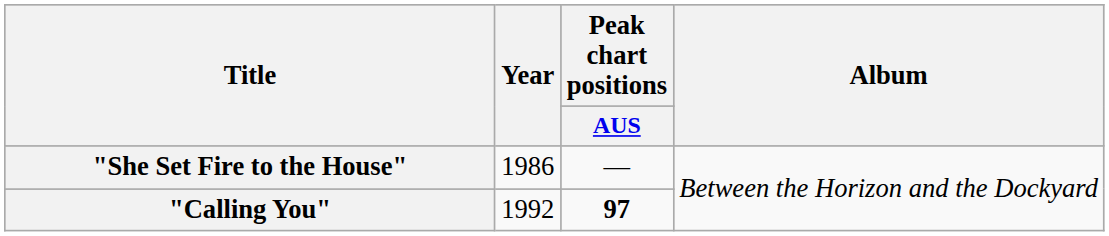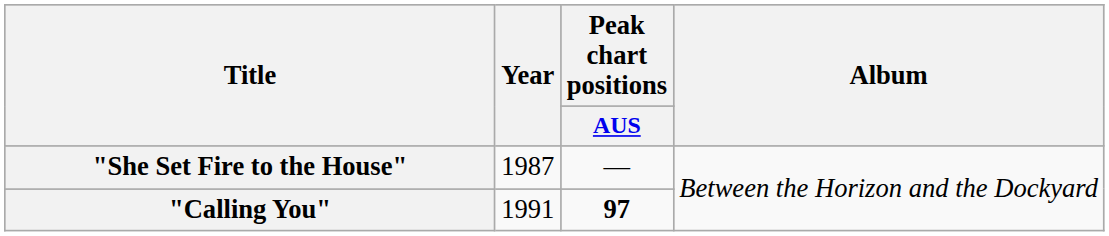(528, 166) 1986 -> (528, 166) 1987
(528, 208) 1992 -> (528, 208) 1991
